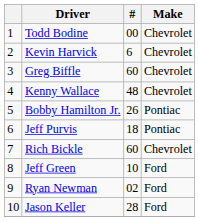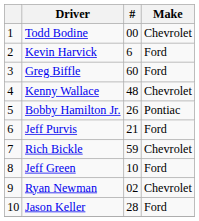(168, 52) Chevrolet -> (155, 52) Ford
(168, 71) Chevrolet -> (155, 71) Ford
(132, 129) 18 -> (132, 129) 21
(162, 129) Pontiac -> (155, 129) Ford
(132, 149) 60 -> (132, 149) 59
(155, 187) Ford -> (168, 187) Chevrolet
